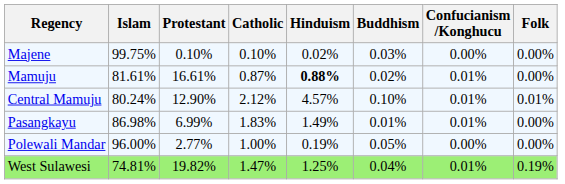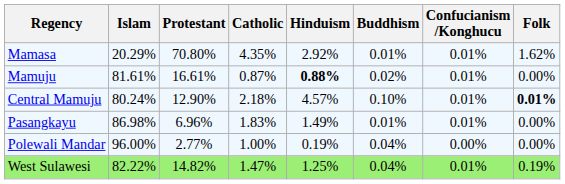- row: (29, 54)
+ row: (32, 54)
(258, 99) 2.12% -> (258, 99) 2.18%
(535, 99) normal -> (537, 99) bold
(194, 122) 6.99% -> (194, 122) 6.96%
(388, 144) 0.05% -> (388, 144) 0.04%
(134, 167) 74.81% -> (134, 167) 82.22%
(194, 167) 19.82% -> (194, 167) 14.82%
